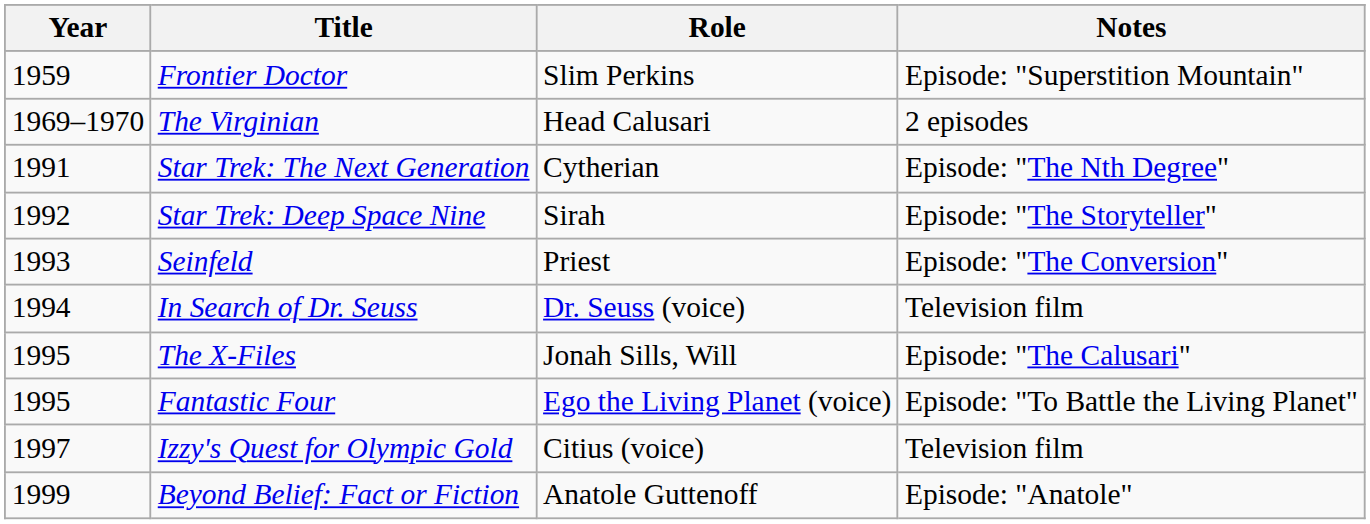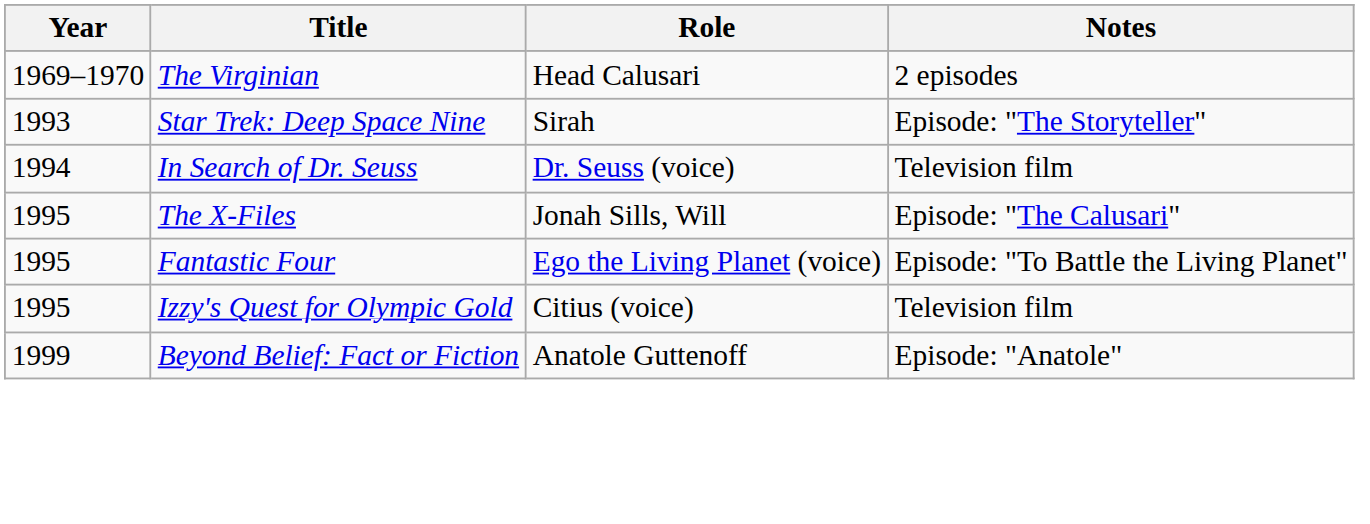- row: (252, 74)
- row: (344, 167)
(41, 214) 1992 -> (41, 121) 1993
- row: (205, 261)
(41, 448) 1997 -> (41, 307) 1995
